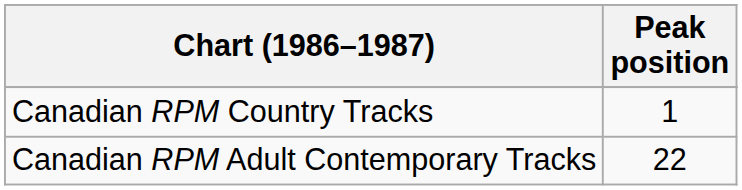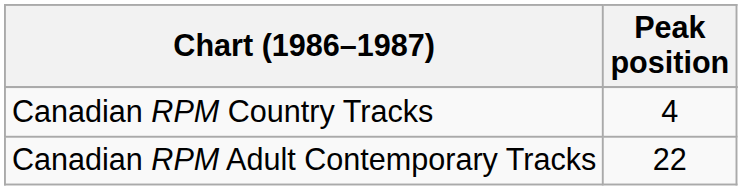(670, 111) 1 -> (670, 111) 4
